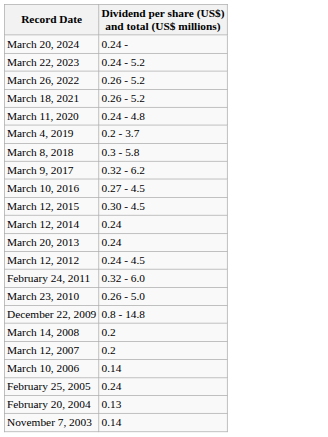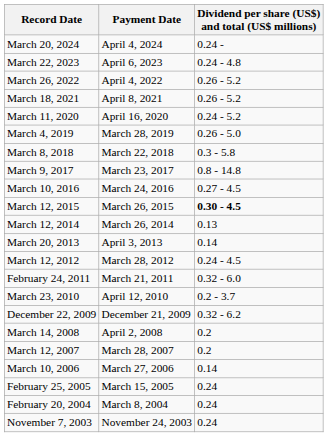+ column: (147, 19)
(123, 62) 0.24 - 5.2 -> (219, 62) 0.24 - 4.8
(123, 116) 0.24 - 4.8 -> (219, 116) 0.24 - 5.2
(120, 134) 0.2 - 3.7 -> (219, 134) 0.26 - 5.0
(123, 170) 0.32 - 6.2 -> (219, 170) 0.8 - 14.8
(123, 206) normal -> (219, 206) bold
(111, 224) 0.24 -> (207, 224) 0.13
(111, 242) 0.24 -> (207, 242) 0.14
(123, 296) 0.26 - 5.0 -> (216, 296) 0.2 - 3.7
(123, 314) 0.8 - 14.8 -> (219, 314) 0.32 - 6.2
(111, 404) 0.13 -> (207, 404) 0.24
(111, 422) 0.14 -> (207, 422) 0.24
